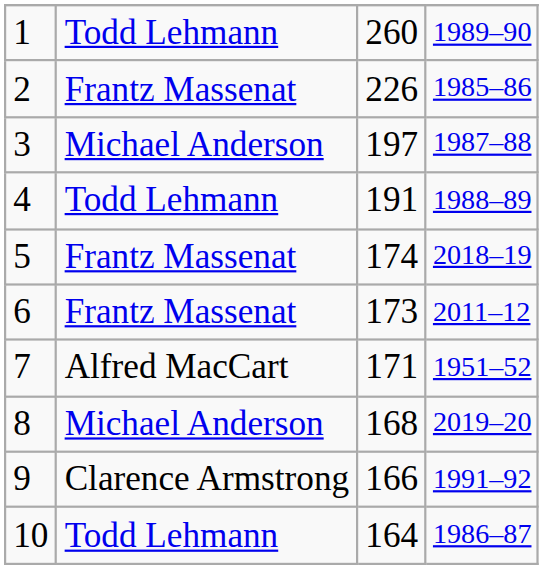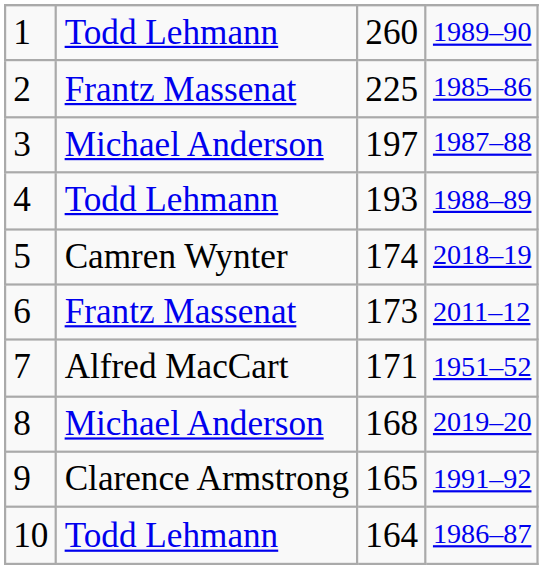(392, 88) 226 -> (392, 88) 225
(392, 199) 191 -> (392, 199) 193
(180, 255) Frantz Massenat -> (176, 255) Camren Wynter
(392, 479) 166 -> (392, 479) 165
